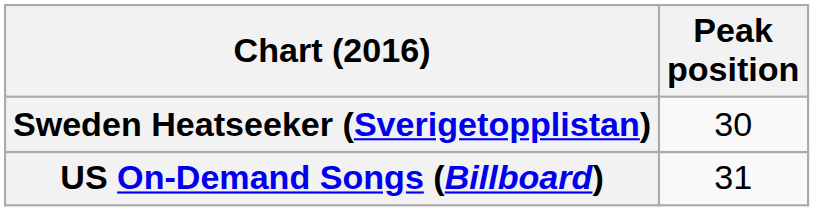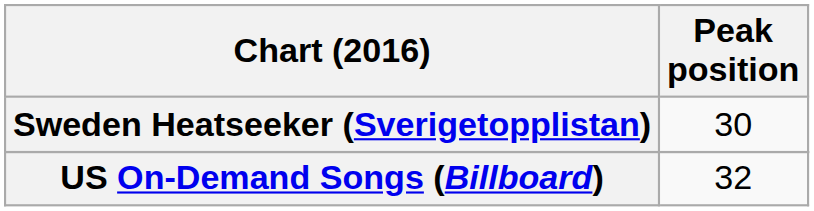(733, 177) 31 -> (733, 177) 32
